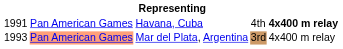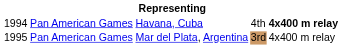(16, 23) 1991 -> (16, 23) 1994
(16, 38) 1993 -> (16, 38) 1995
(81, 38) lightsalmon background -> (81, 38) no background
